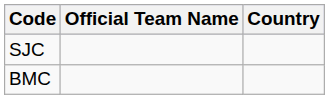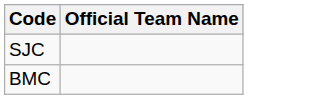- column: (284, 19)
